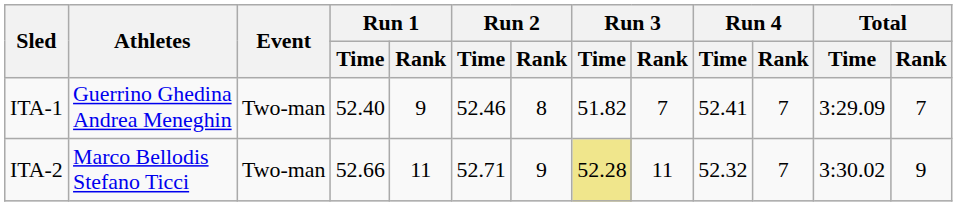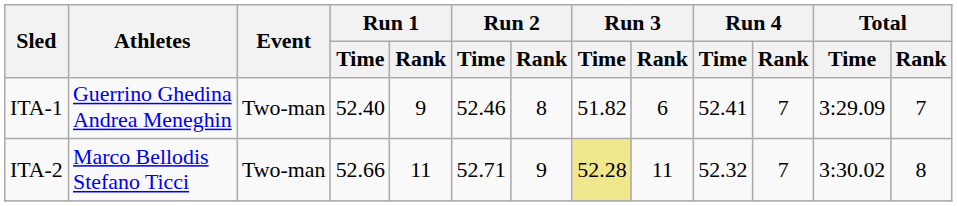(662, 108) 7 -> (662, 108) 6
(921, 170) 9 -> (921, 170) 8
